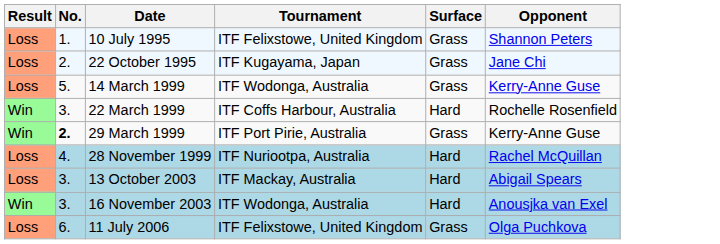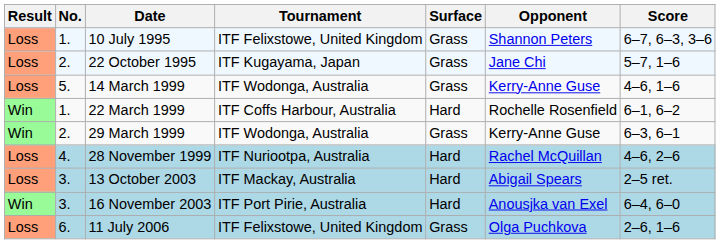+ column: (668, 15)
(65, 109) 3. -> (65, 109) 1.
(65, 132) bold -> (65, 132) normal
(292, 132) ITF Port Pirie, Australia -> (293, 132) ITF Wodonga, Australia
(293, 203) ITF Wodonga, Australia -> (292, 203) ITF Port Pirie, Australia
